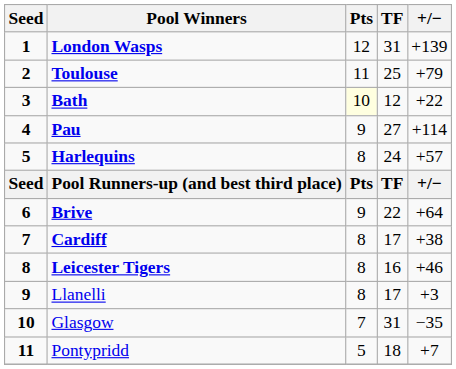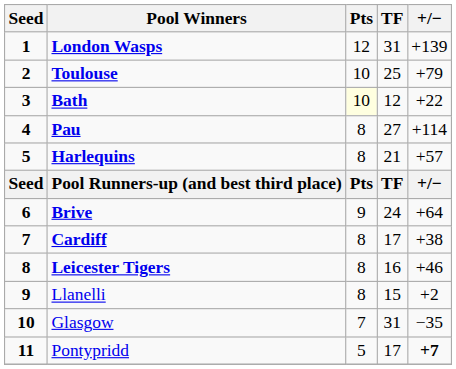(361, 73) 11 -> (361, 73) 10
(361, 128) 9 -> (361, 128) 8
(392, 156) 24 -> (392, 156) 21
(392, 211) 22 -> (392, 211) 24
(392, 294) 17 -> (392, 294) 15
(429, 294) +3 -> (429, 294) +2
(392, 350) 18 -> (392, 350) 17
(429, 350) normal -> (429, 350) bold
